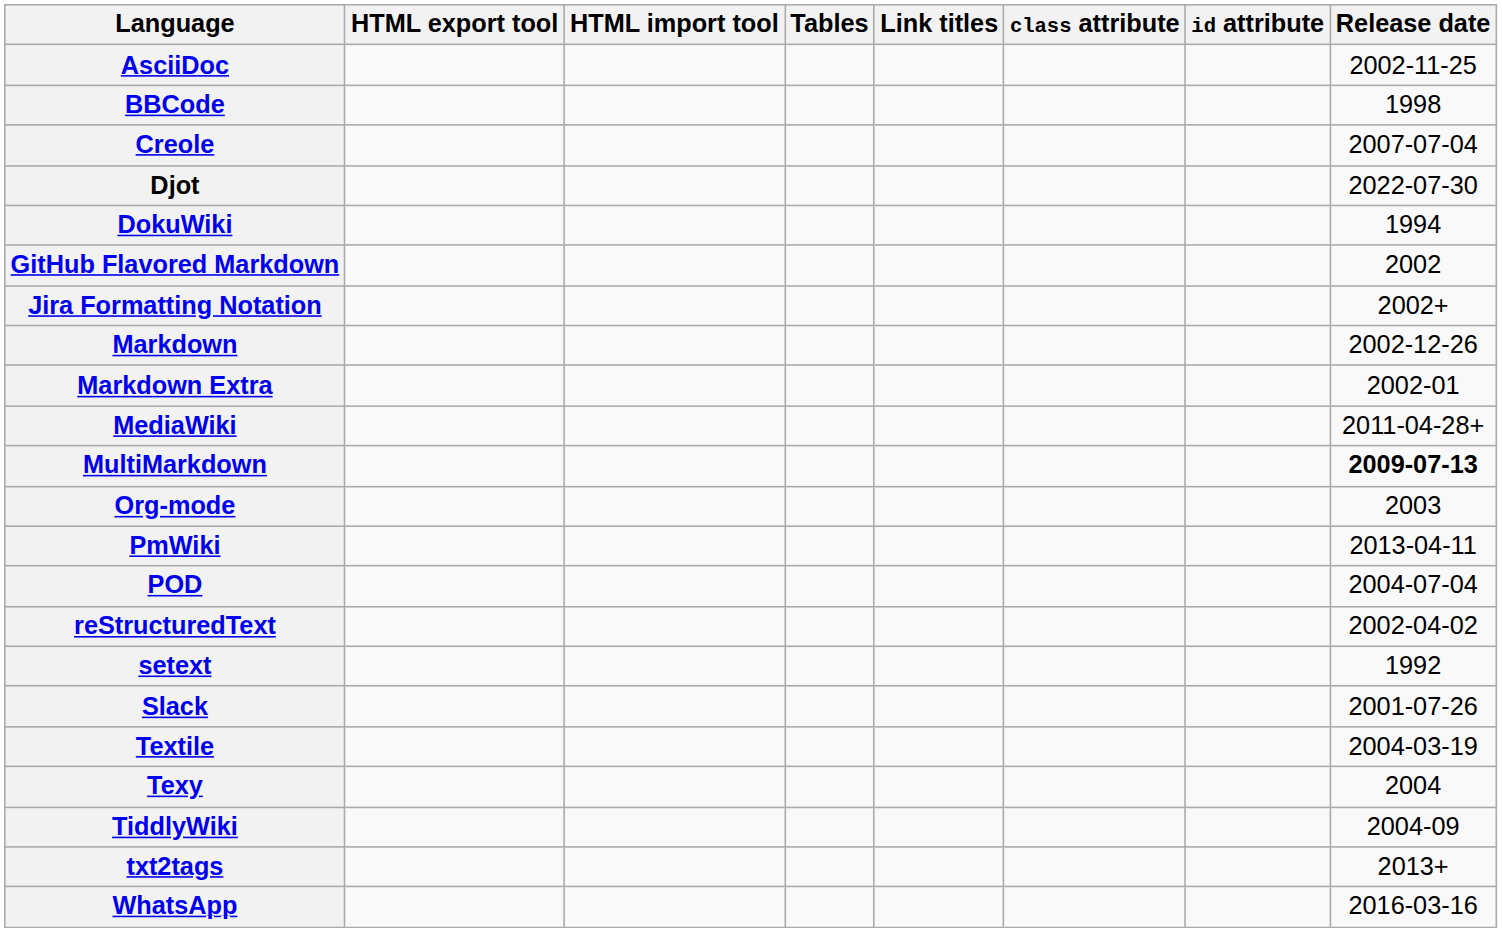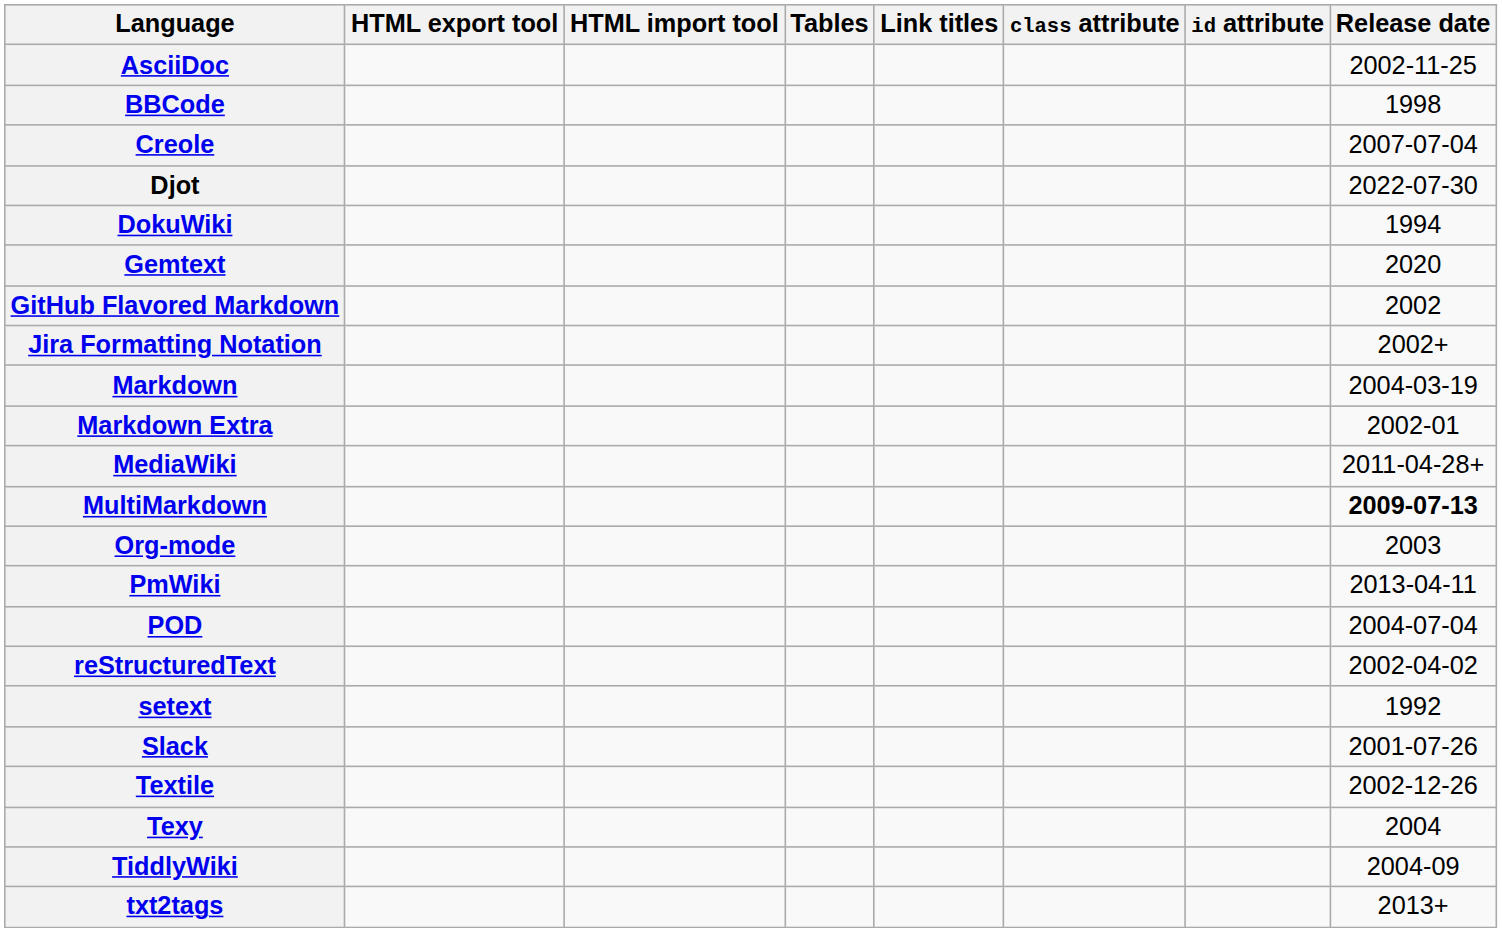+ row: (175, 265)
(1413, 345) 2002-12-26 -> (1413, 385) 2004-03-19
(1413, 746) 2004-03-19 -> (1413, 786) 2002-12-26
- row: (175, 906)
